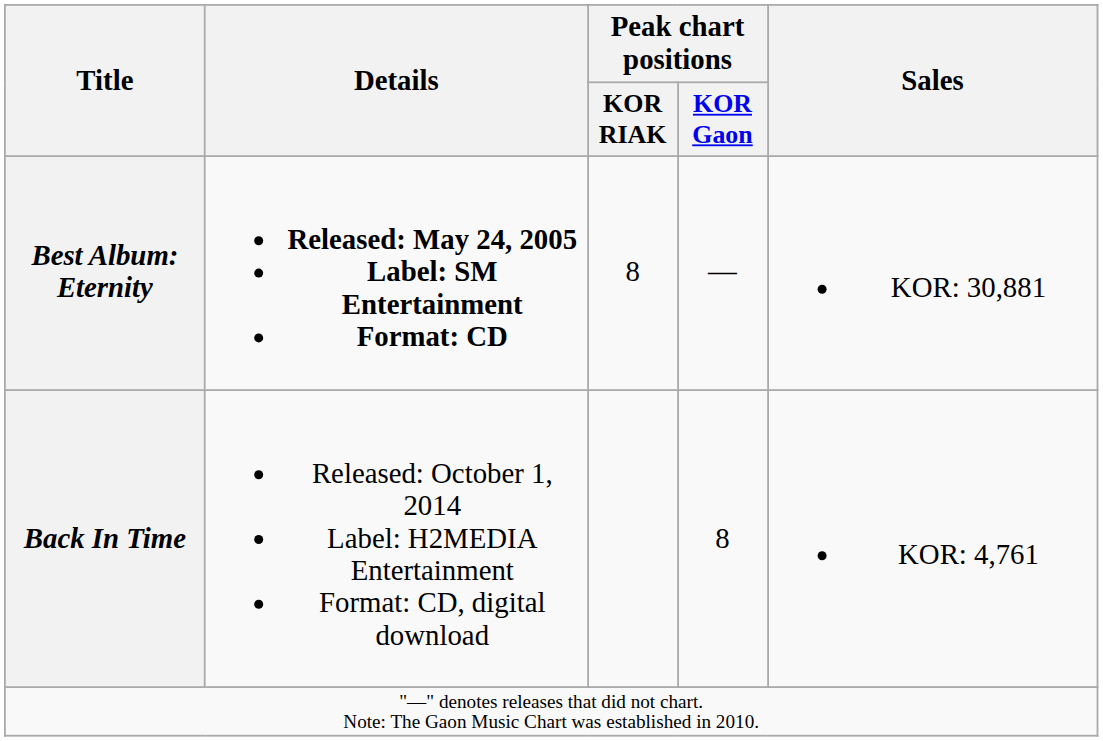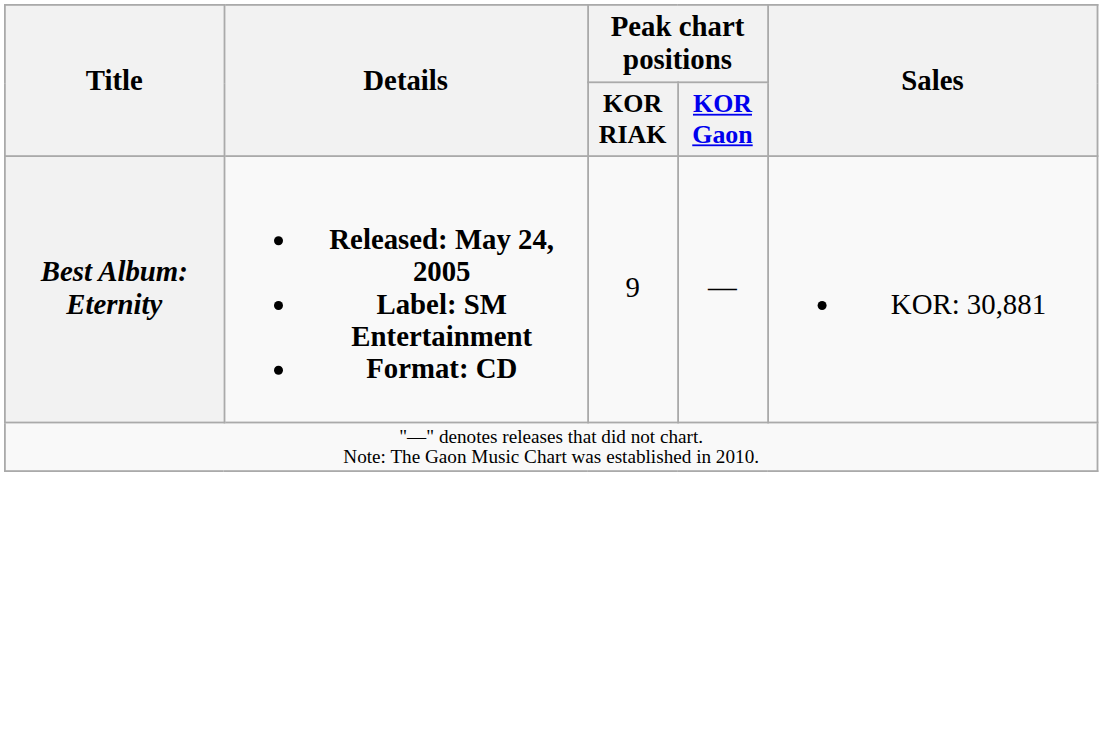(633, 272) 8 -> (633, 288) 9
- row: (105, 537)
